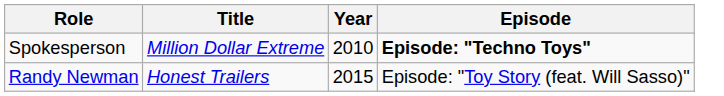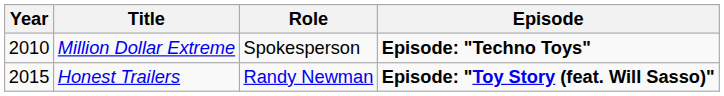columns swapped: (353, 18) <-> (74, 18)
(536, 76) normal -> (548, 76) bold
